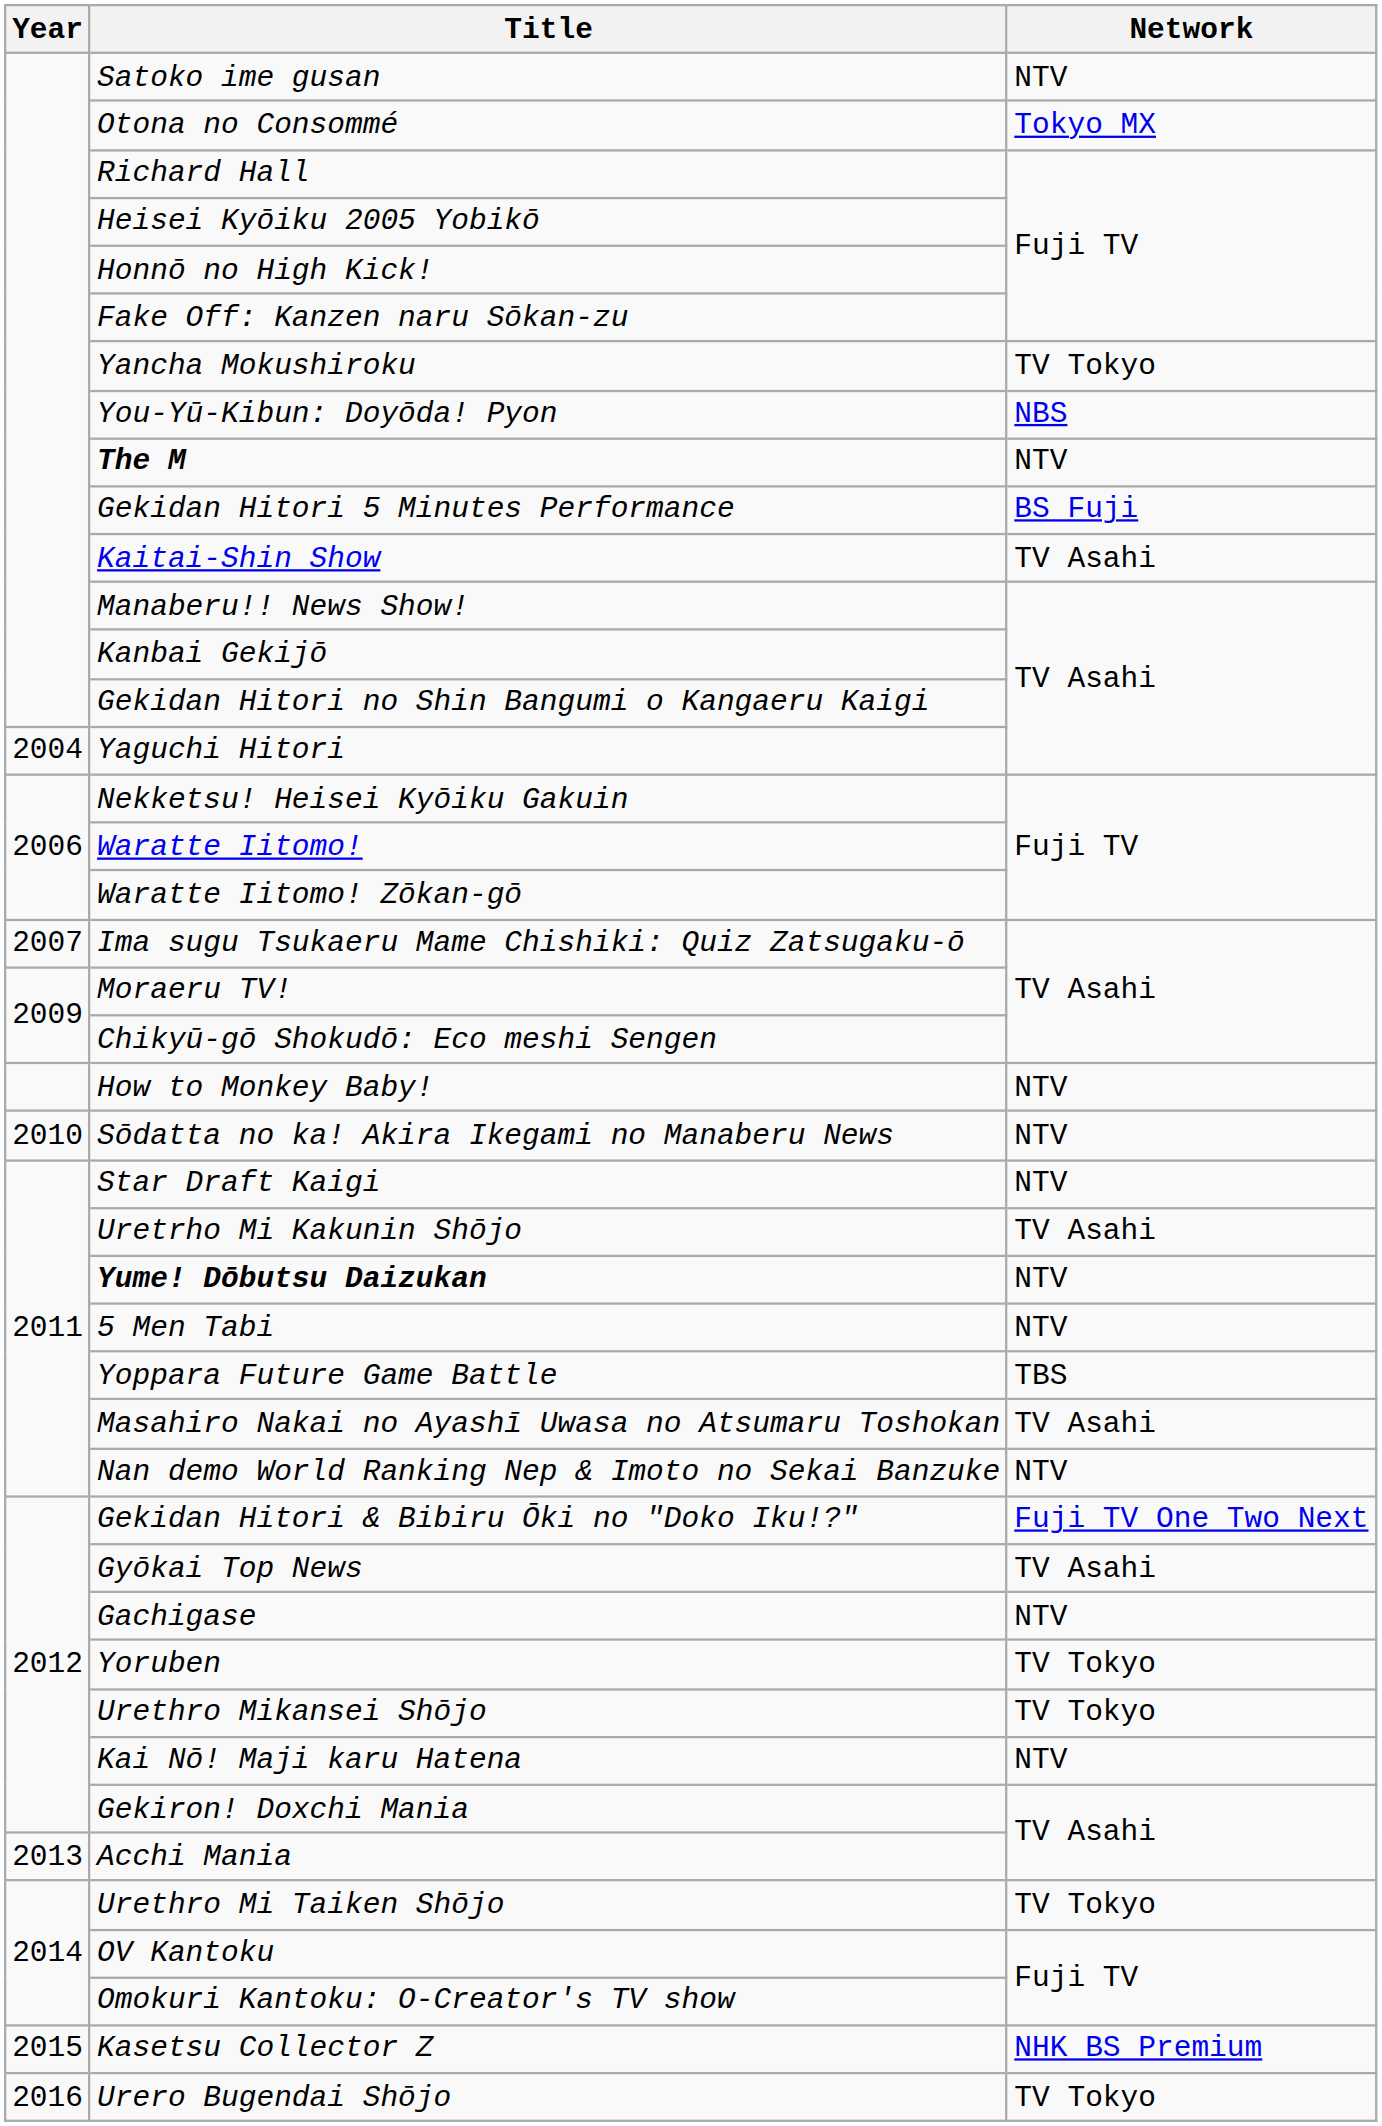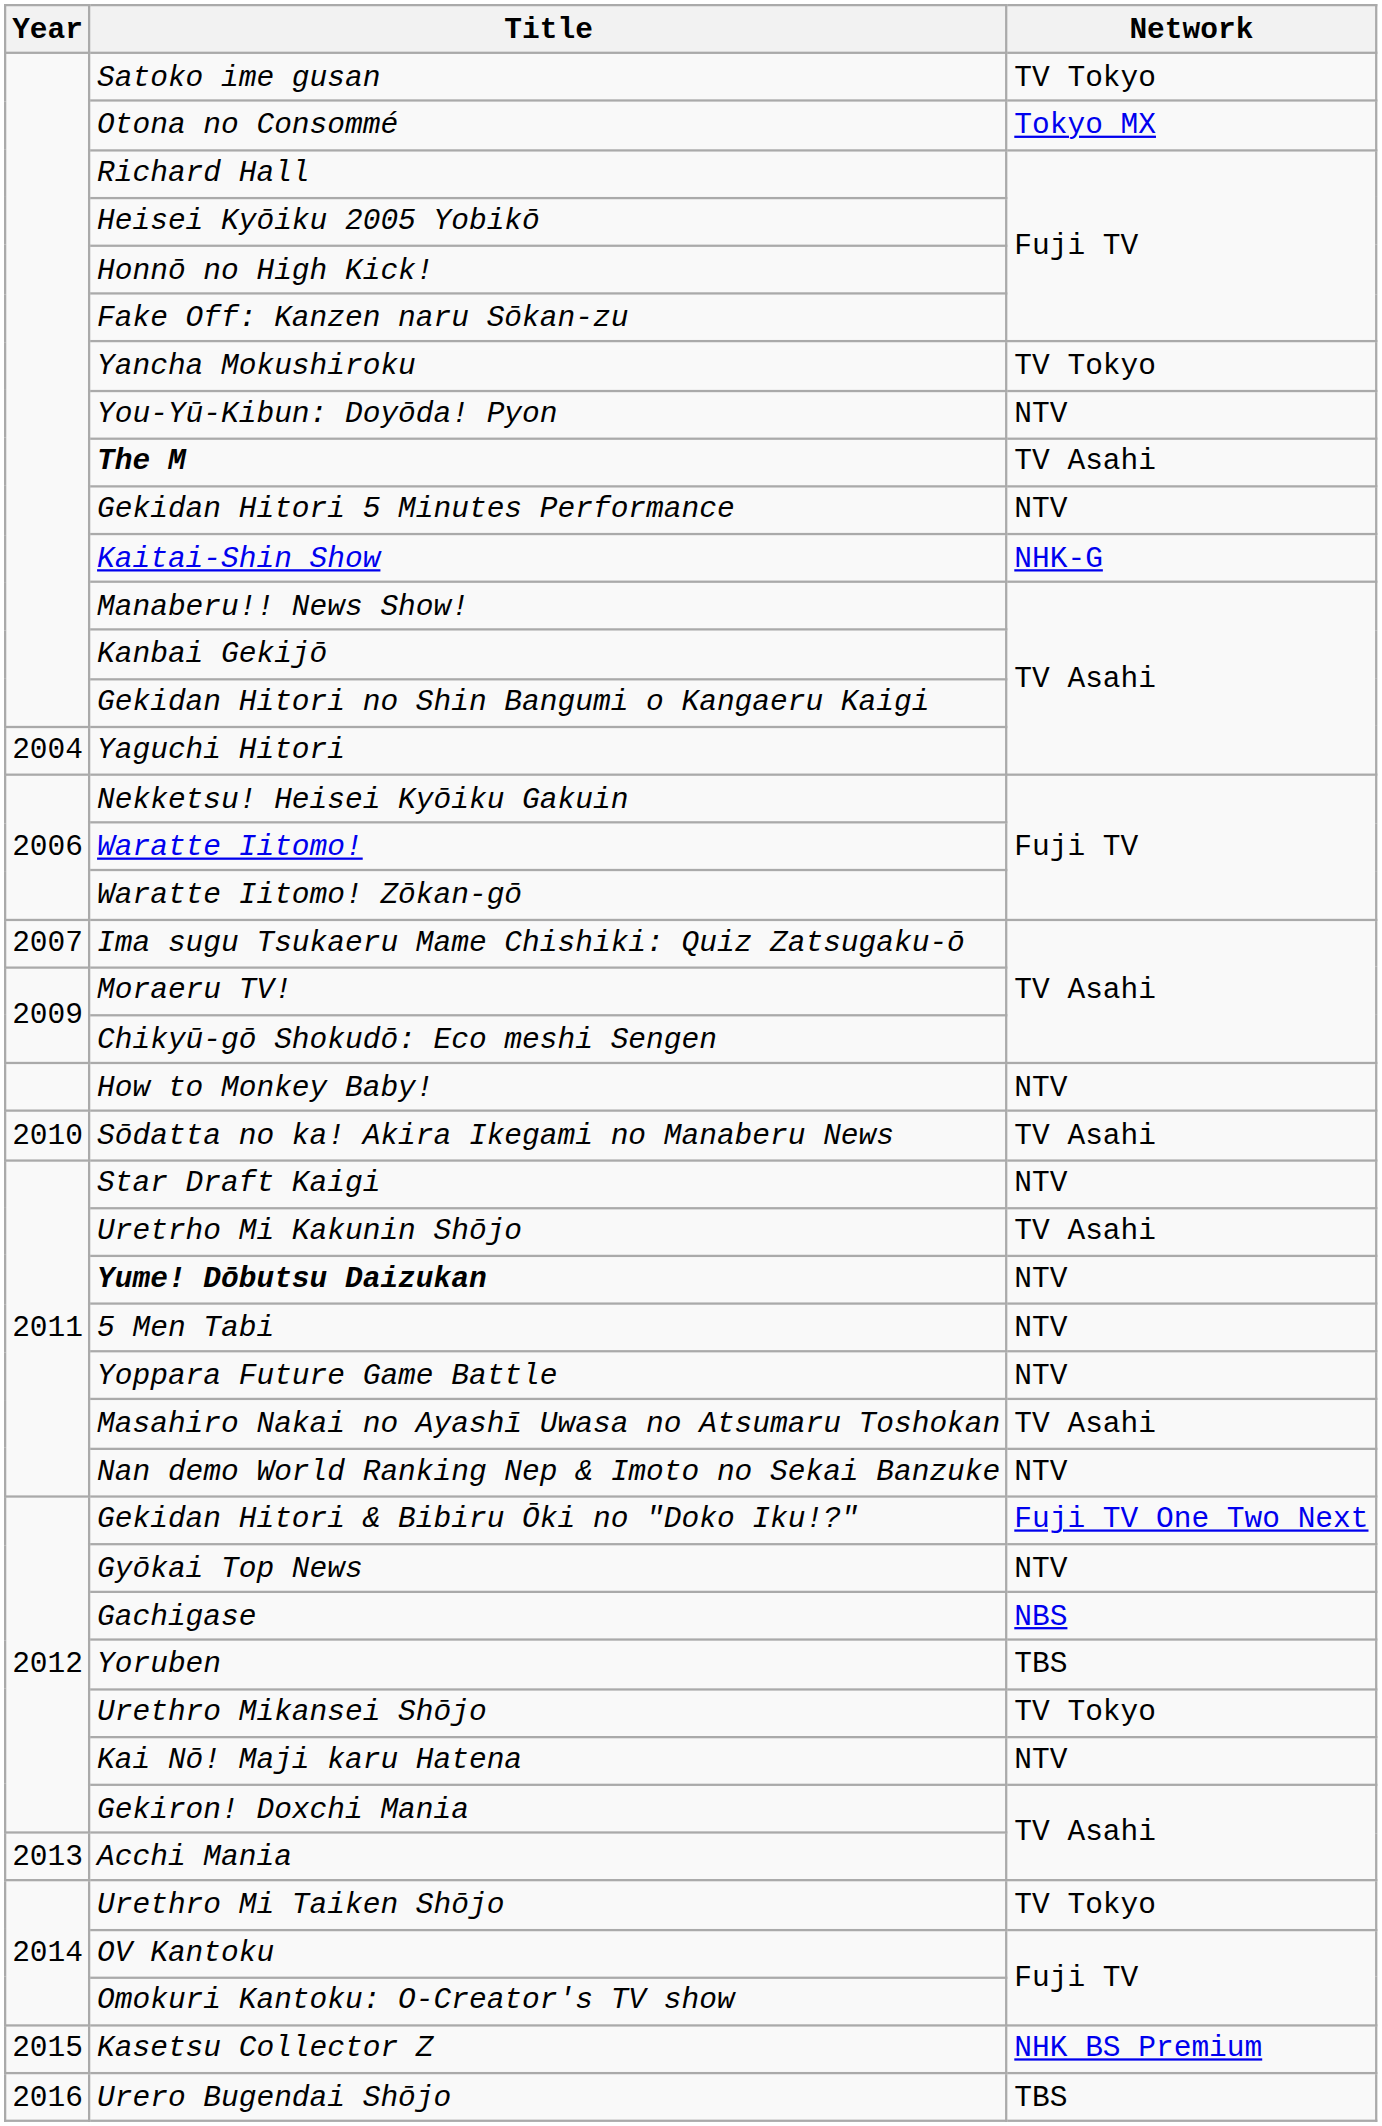(1041, 77) NTV -> (1085, 77) TV Tokyo
(1041, 414) NBS -> (1041, 414) NTV
(1041, 462) NTV -> (1085, 462) TV Asahi
(1076, 510) BS Fuji -> (1041, 510) NTV
(1085, 558) TV Asahi -> (1059, 558) NHK-G
(1041, 1135) NTV -> (1085, 1135) TV Asahi
(1041, 1376) TBS -> (1041, 1376) NTV
(1085, 1568) TV Asahi -> (1041, 1568) NTV
(1041, 1616) NTV -> (1041, 1616) NBS
(1085, 1664) TV Tokyo -> (1041, 1664) TBS
(1085, 2097) TV Tokyo -> (1041, 2097) TBS
